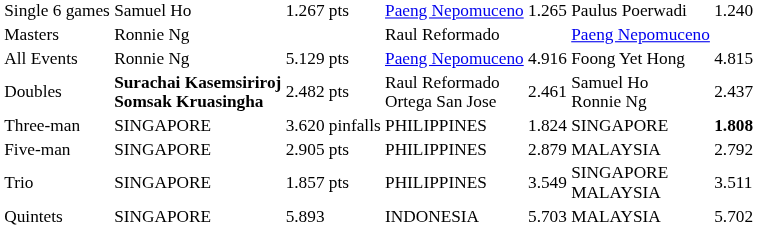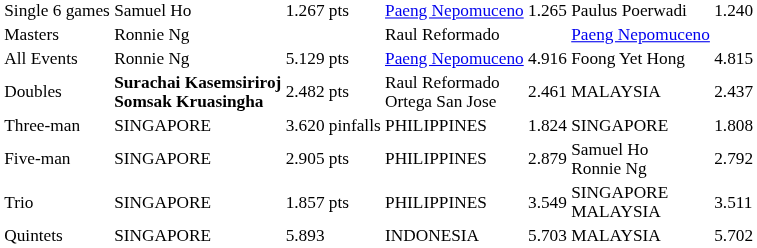(610, 91) Samuel Ho Ronnie Ng -> (616, 91) MALAYSIA
(734, 125) bold -> (734, 125) normal
(616, 149) MALAYSIA -> (610, 158) Samuel Ho Ronnie Ng
